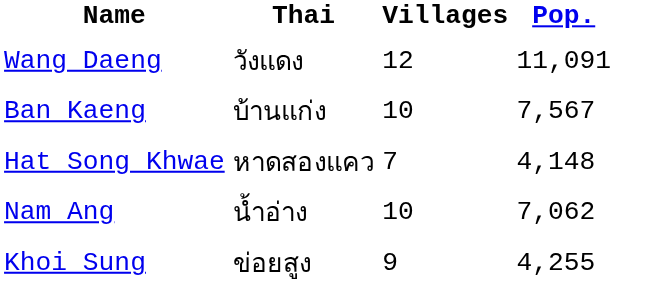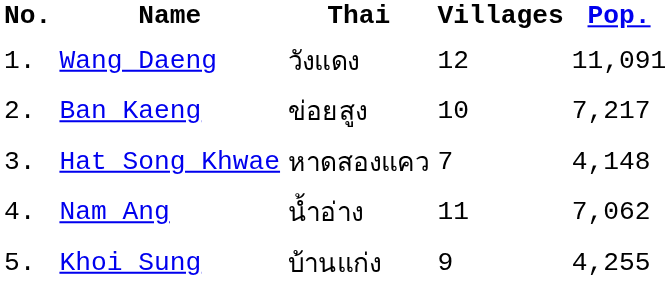+ column: (28, 16)
(279, 113) บ้านแก่ง -> (328, 113) ข่อยสูง
(556, 111) 7,567 -> (611, 111) 7,217
(398, 212) 10 -> (453, 212) 11
(272, 265) ข่อยสูง -> (335, 265) บ้านแก่ง
